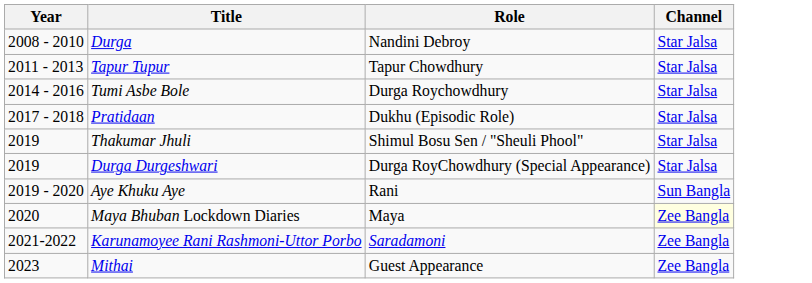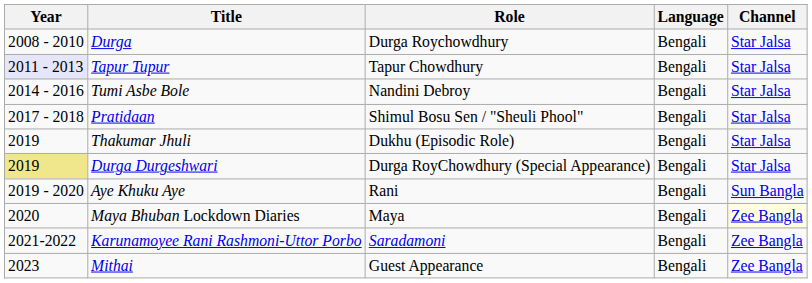+ column: (691, 16)
(420, 41) Nandini Debroy -> (439, 41) Durga Roychowdhury
(46, 66) no background -> (46, 66) lavender background
(439, 91) Durga Roychowdhury -> (420, 91) Nandini Debroy
(442, 116) Dukhu (Episodic Role) -> (476, 116) Shimul Bosu Sen / "Sheuli Phool"
(476, 141) Shimul Bosu Sen / "Sheuli Phool" -> (442, 141) Dukhu (Episodic Role)
(24, 166) no background -> (24, 166) khaki background
